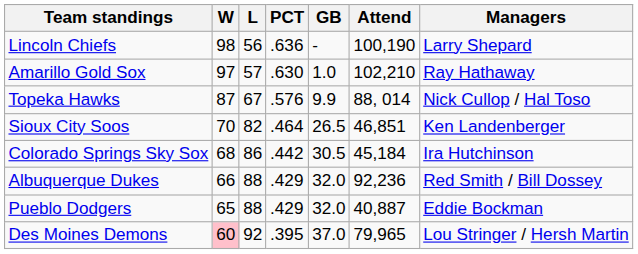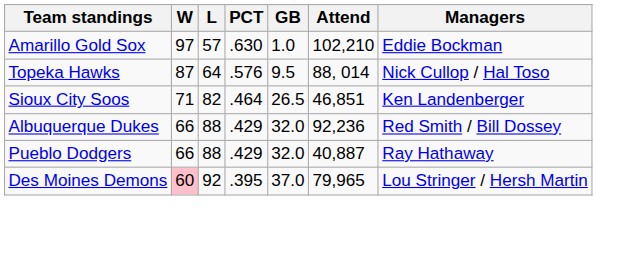- row: (62, 45)
(479, 72) Ray Hathaway -> (442, 45) Eddie Bockman
(253, 99) 67 -> (212, 72) 64
(324, 99) 9.9 -> (283, 72) 9.5
(226, 126) 70 -> (185, 99) 71
- row: (108, 153)
(226, 208) 65 -> (185, 153) 66
(483, 208) Eddie Bockman -> (438, 153) Ray Hathaway
